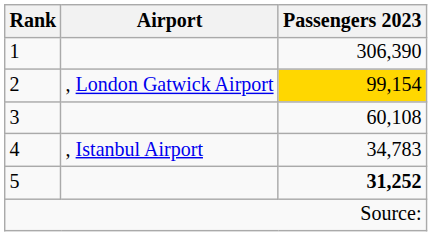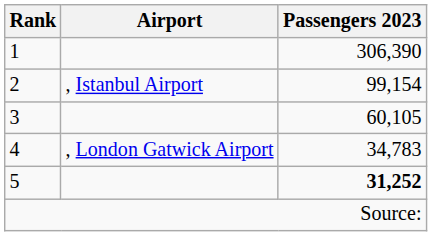(170, 85) , London Gatwick Airport -> (134, 85) , Istanbul Airport
(394, 85) gold background -> (394, 85) no background
(394, 117) 60,108 -> (394, 117) 60,105
(134, 149) , Istanbul Airport -> (170, 149) , London Gatwick Airport
